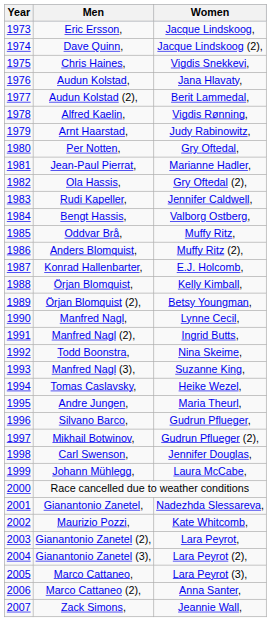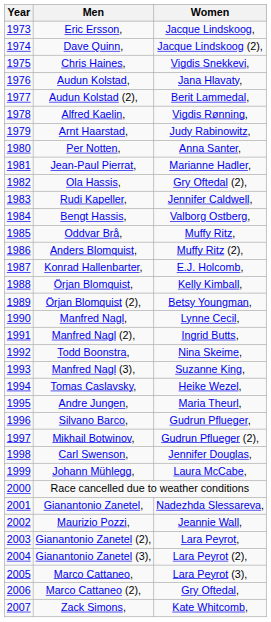(210, 149) Gry Oftedal, -> (210, 149) Anna Santer,
(210, 523) Kate Whitcomb, -> (210, 523) Jeannie Wall,
(210, 591) Anna Santer, -> (210, 591) Gry Oftedal,
(210, 608) Jeannie Wall, -> (210, 608) Kate Whitcomb,
